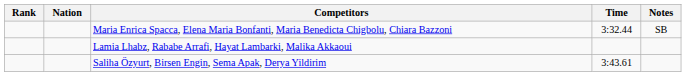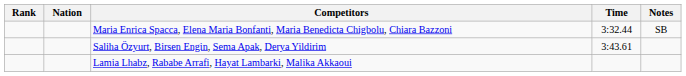rows swapped: (210, 63) <-> (222, 46)
